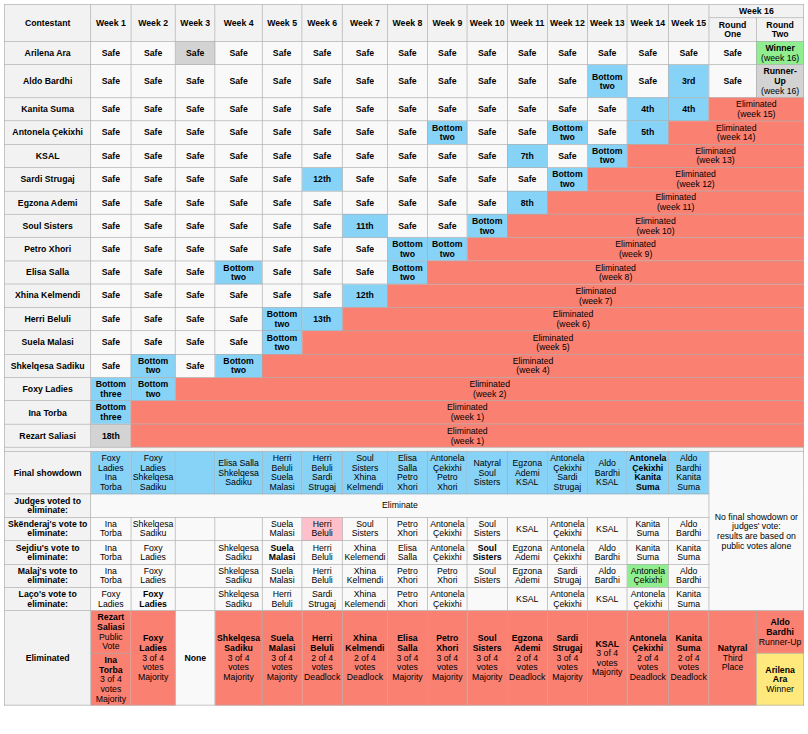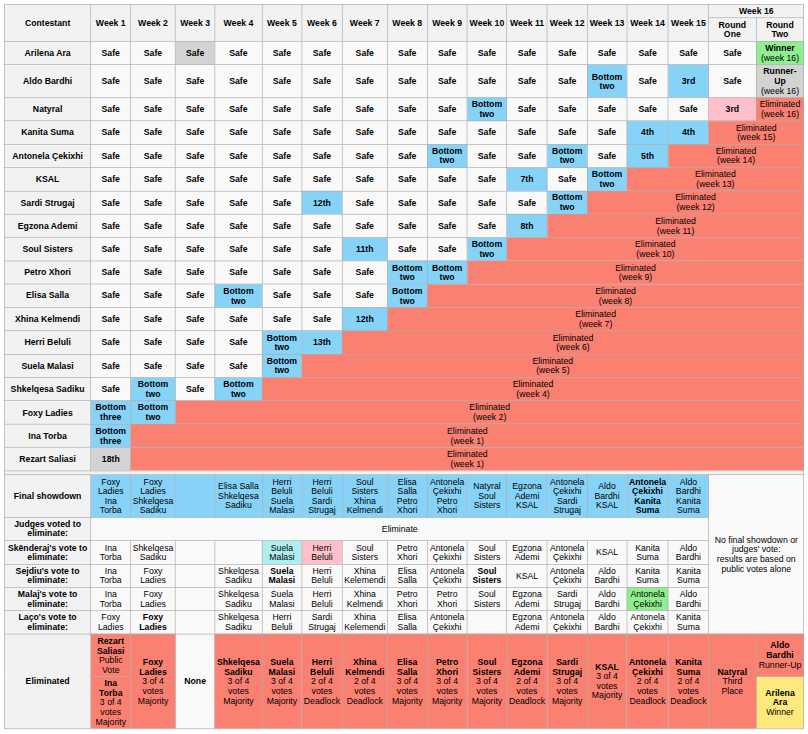+ row: (48, 109)
(282, 529) no background -> (282, 552) paleturquoise background
(527, 529) KSAL -> (527, 552) Egzona Ademi
(527, 552) Egzona Ademi -> (527, 575) KSAL
(407, 599) Petro Xhori -> (407, 622) Elisa Salla
(527, 599) KSAL -> (527, 622) Egzona Ademi
(607, 599) KSAL -> (607, 622) Aldo Bardhi
